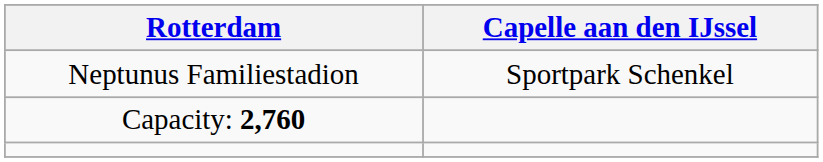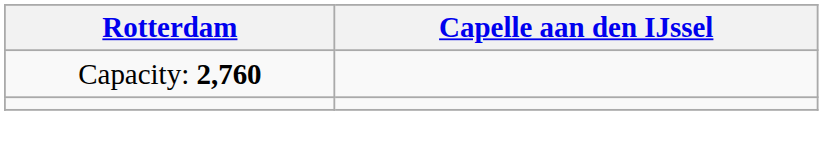- row: (214, 73)
